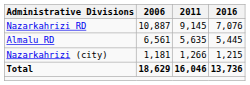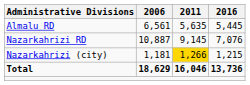rows swapped: (30, 40) <-> (46, 26)
(193, 55) no background -> (193, 55) gold background
